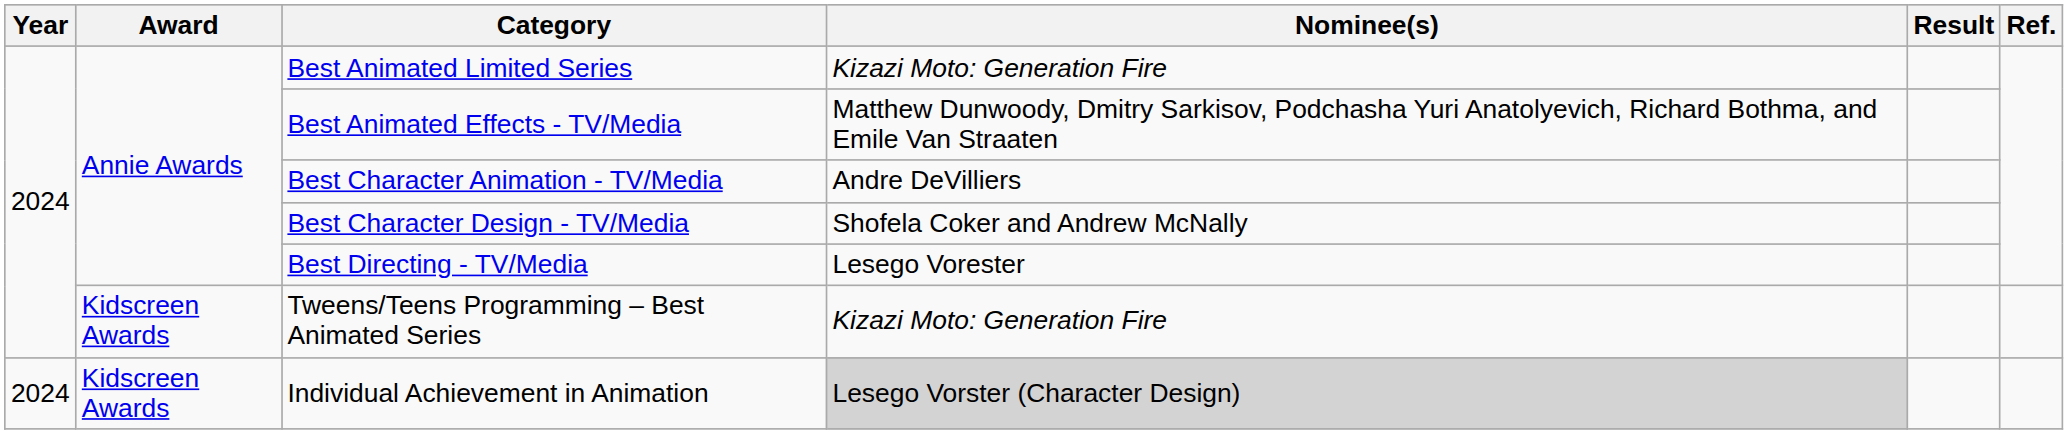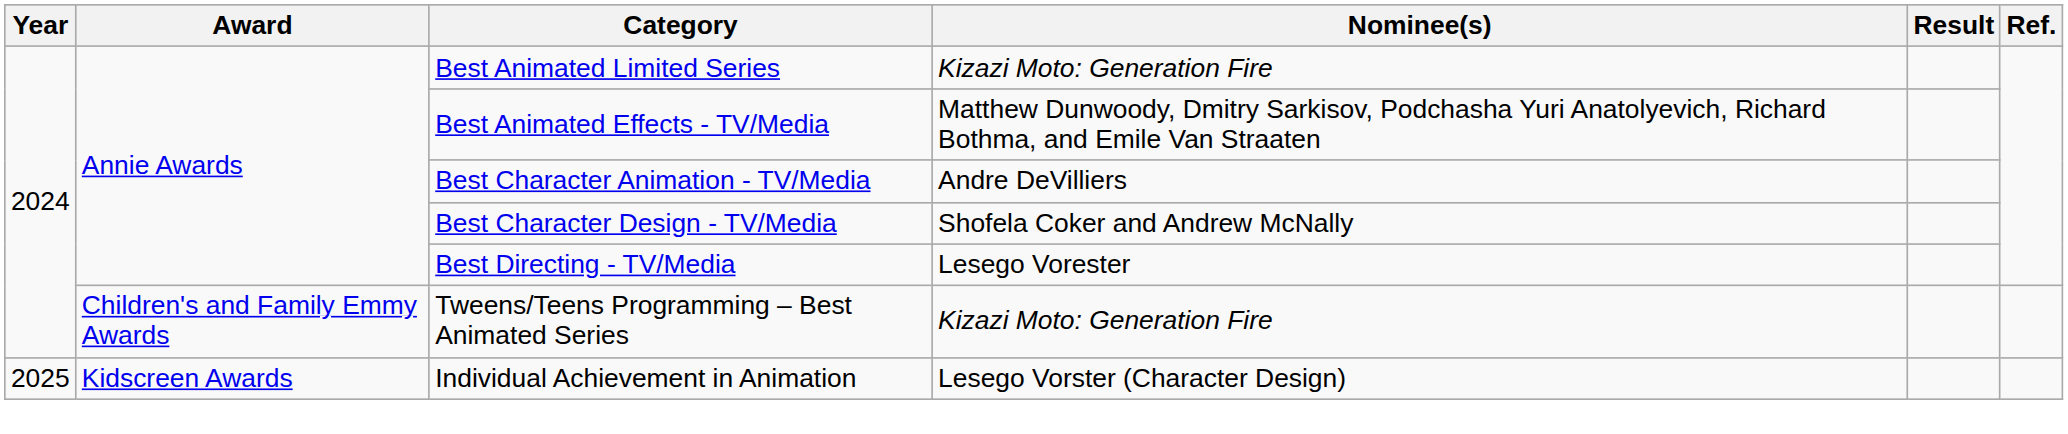(141, 321) Kidscreen Awards -> (249, 321) Children's and Family Emmy Awards
(40, 392) 2024 -> (40, 377) 2025
(1036, 392) lightgrey background -> (1142, 377) no background
